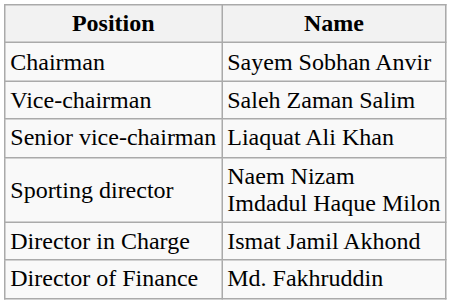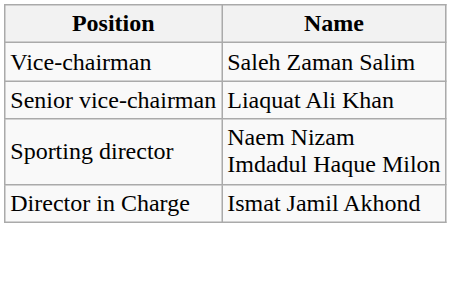- row: (58, 61)
- row: (104, 278)
